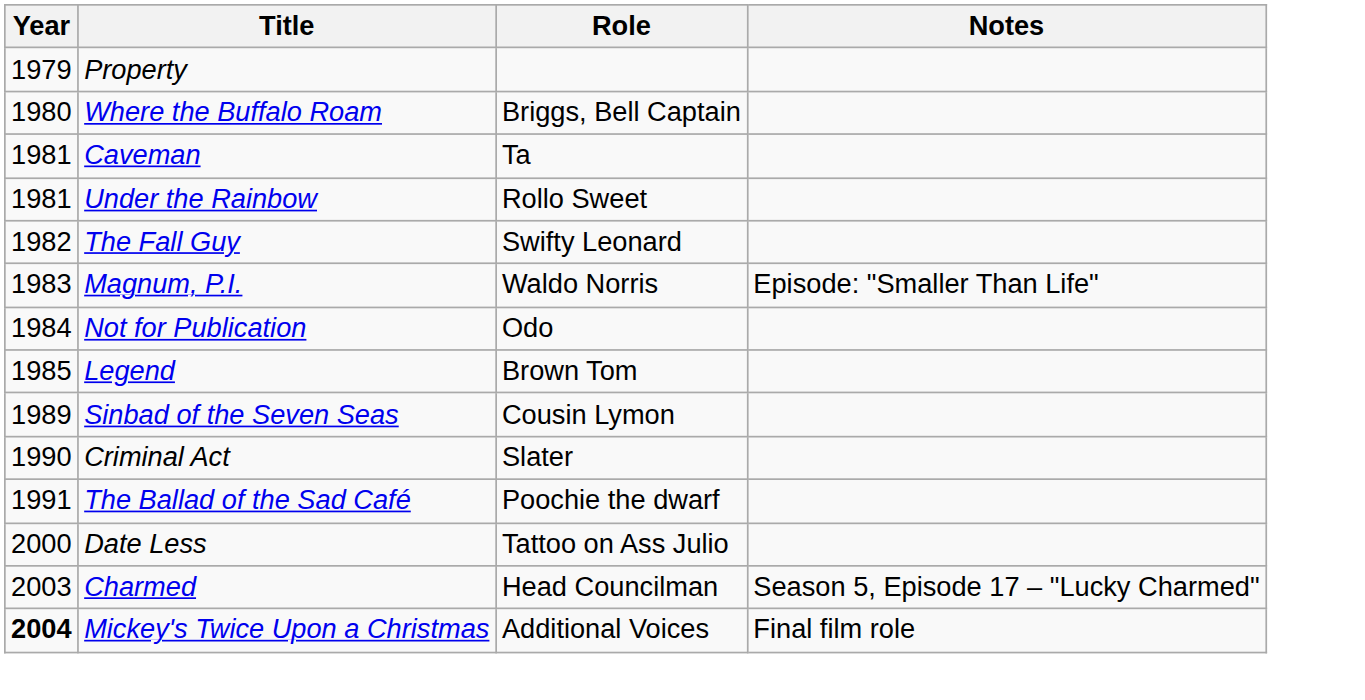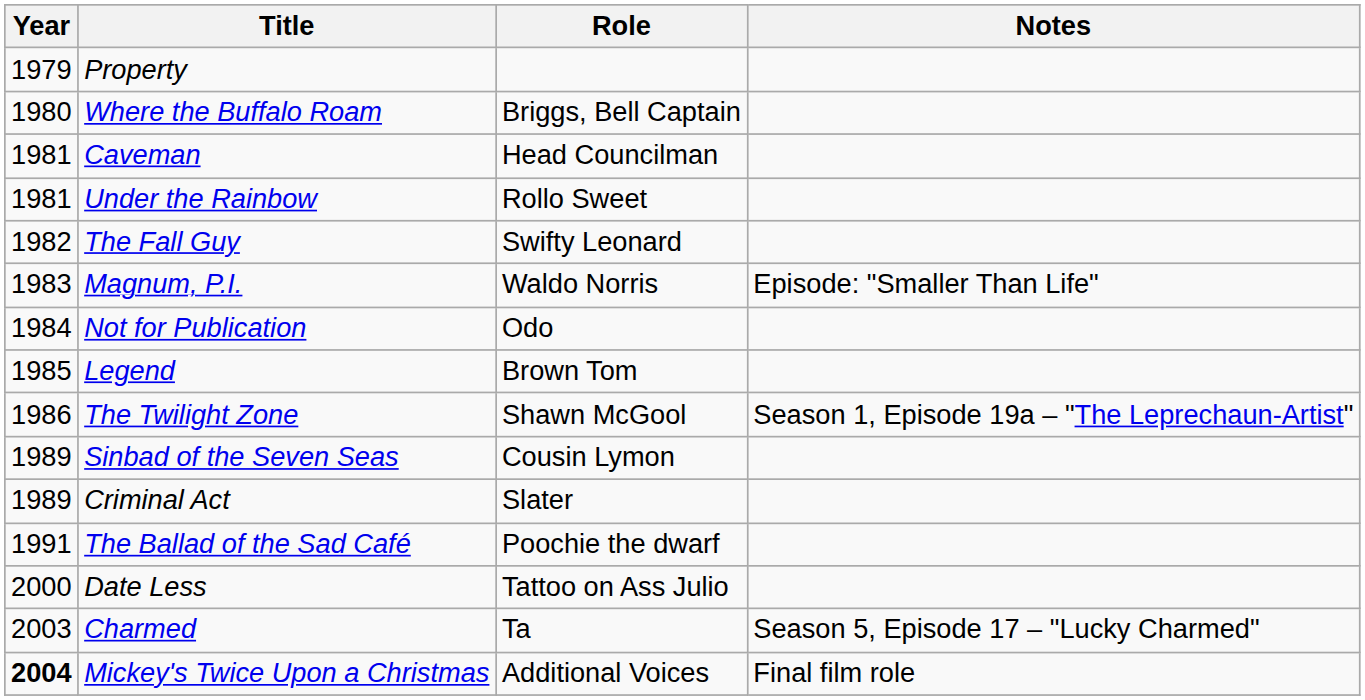(516, 155) Ta -> (610, 155) Head Councilman
+ row: (191, 414)
(41, 457) 1990 -> (41, 500) 1989
(610, 586) Head Councilman -> (516, 629) Ta
